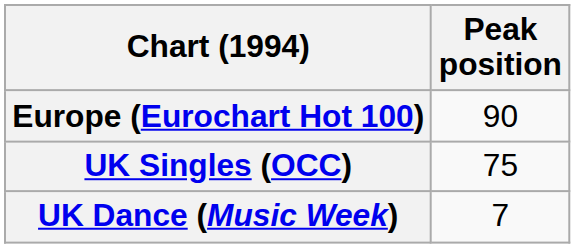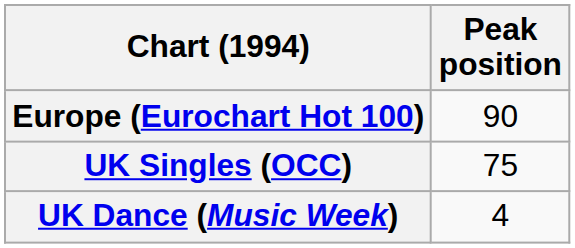(500, 215) 7 -> (500, 215) 4
